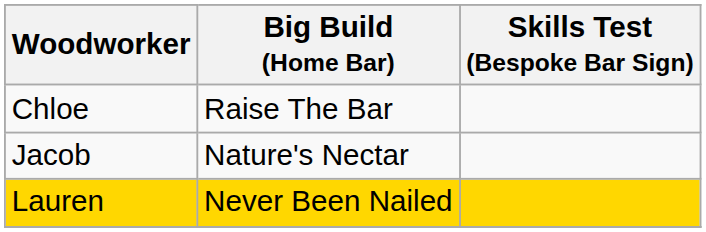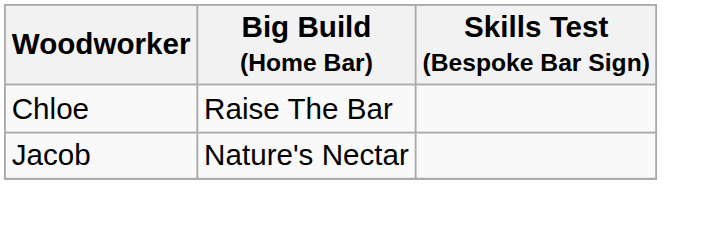- row: (58, 202)
